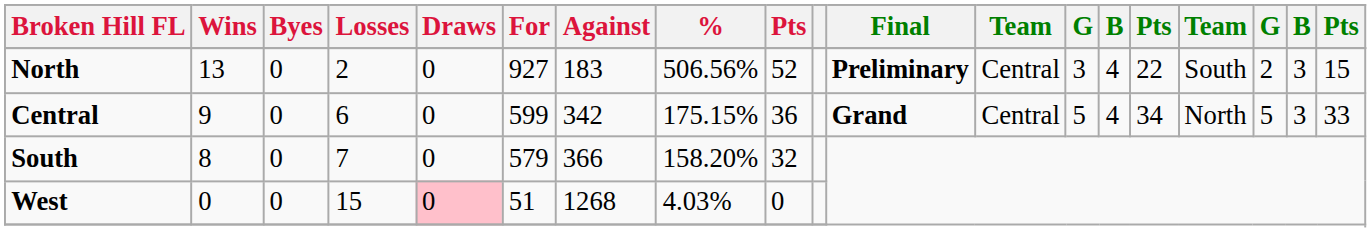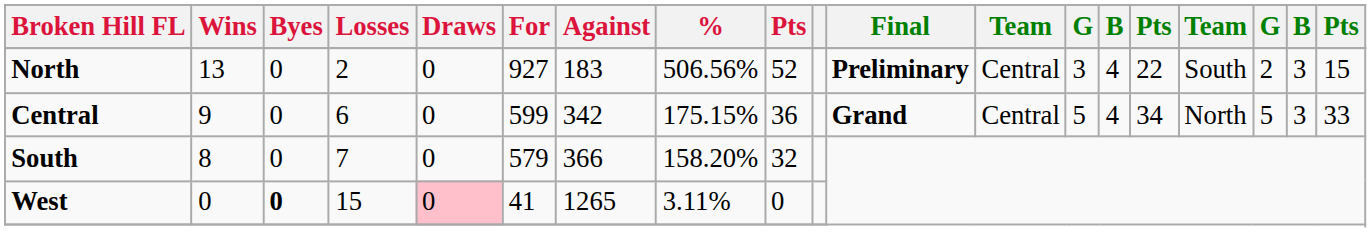(276, 201) normal -> (276, 201) bold
(522, 201) 51 -> (522, 201) 41
(589, 201) 1268 -> (589, 201) 1265
(697, 201) 4.03% -> (697, 201) 3.11%
